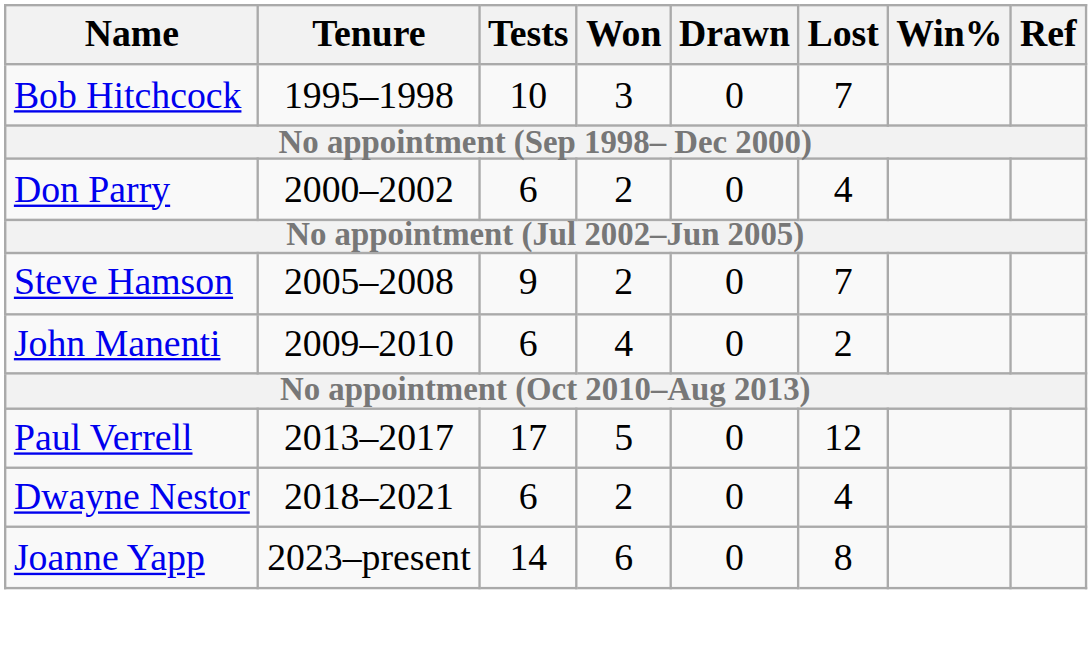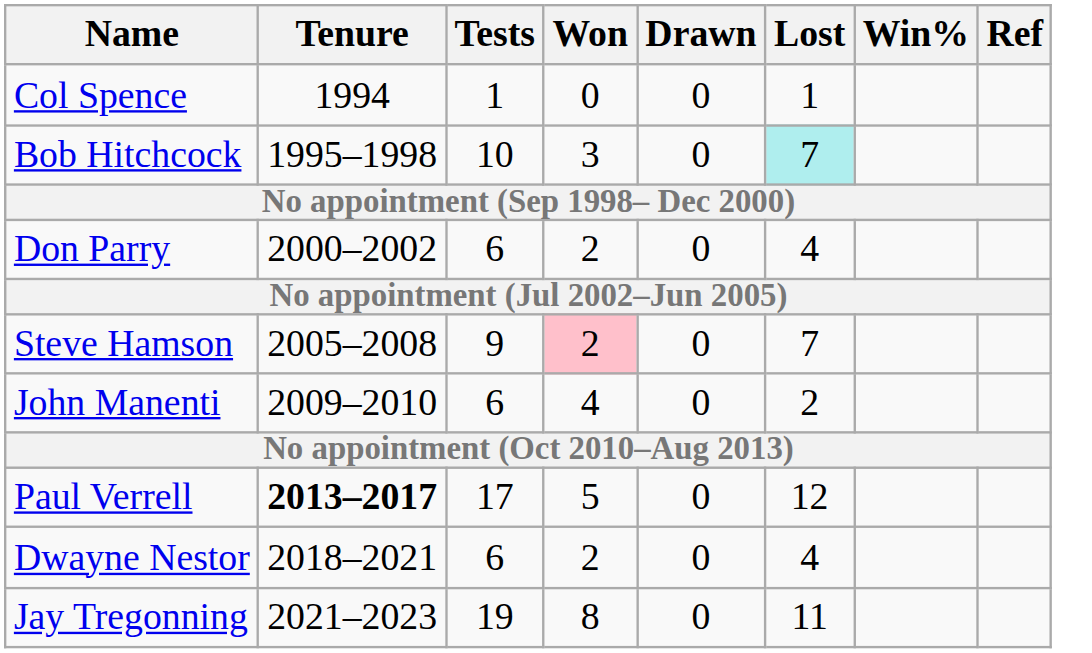+ row: (100, 94)
(843, 94) no background -> (810, 154) paleturquoise background
(624, 282) no background -> (590, 342) pink background
(369, 436) normal -> (352, 496) bold
+ row: (131, 616)
- row: (109, 556)
